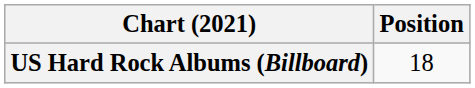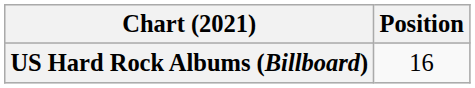(422, 62) 18 -> (422, 62) 16
